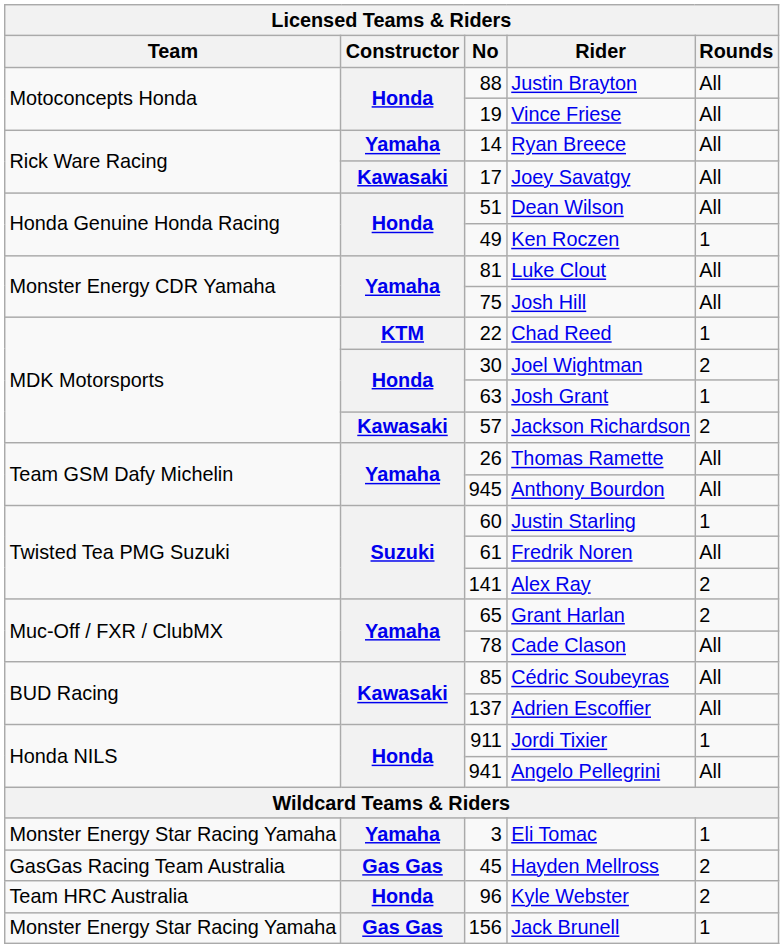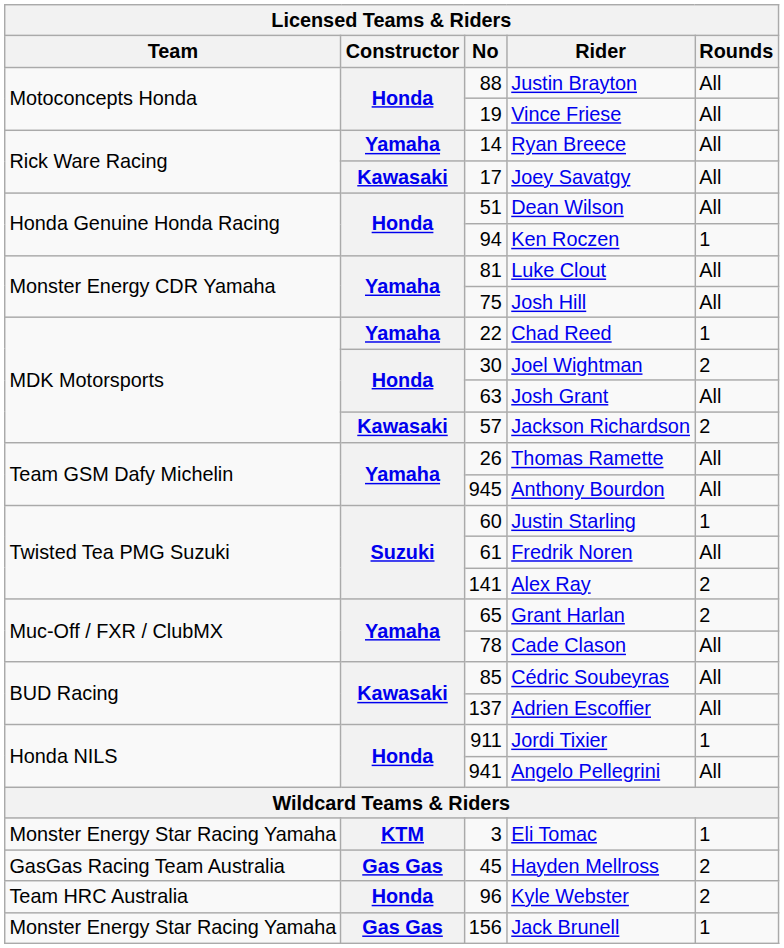(491, 239) 49 -> (491, 239) 94
(403, 333) KTM -> (403, 333) Yamaha
(705, 396) 1 -> (710, 396) All
(403, 834) Yamaha -> (403, 834) KTM
